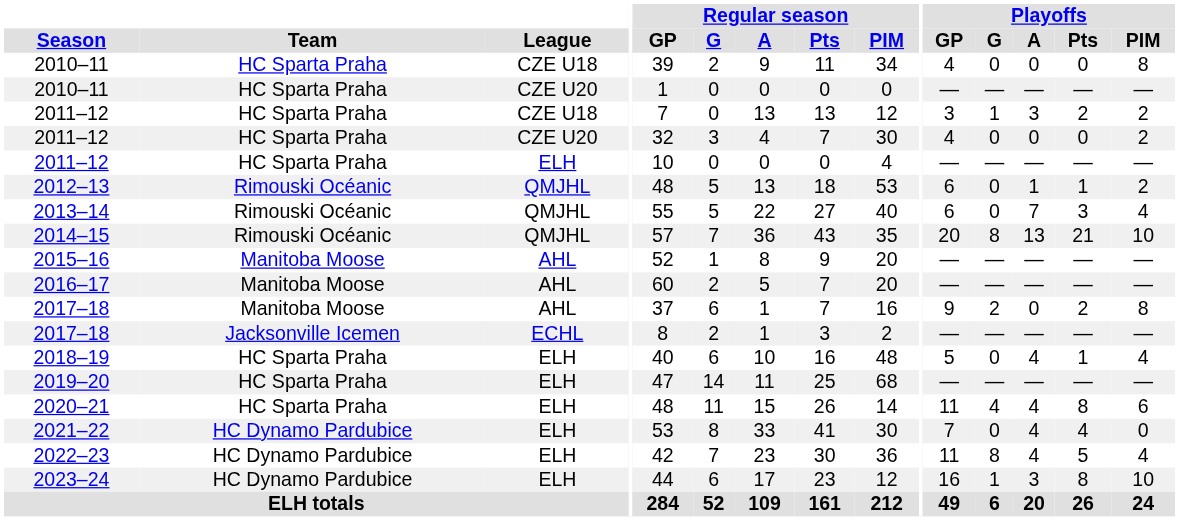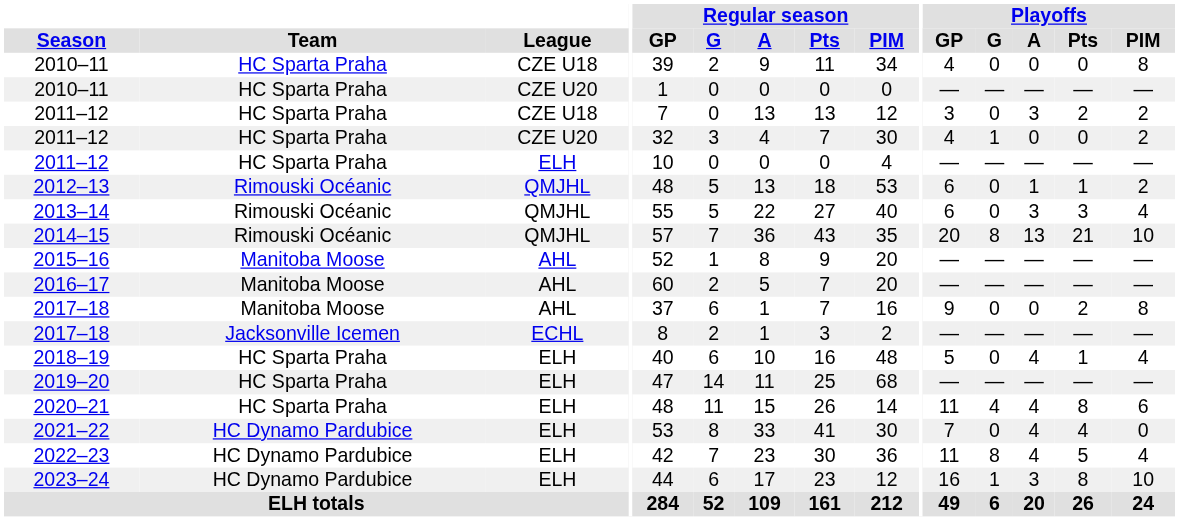(994, 113) 1 -> (994, 113) 0
(994, 138) 0 -> (994, 138) 1
(1034, 211) 7 -> (1034, 211) 3
(994, 308) 2 -> (994, 308) 0
